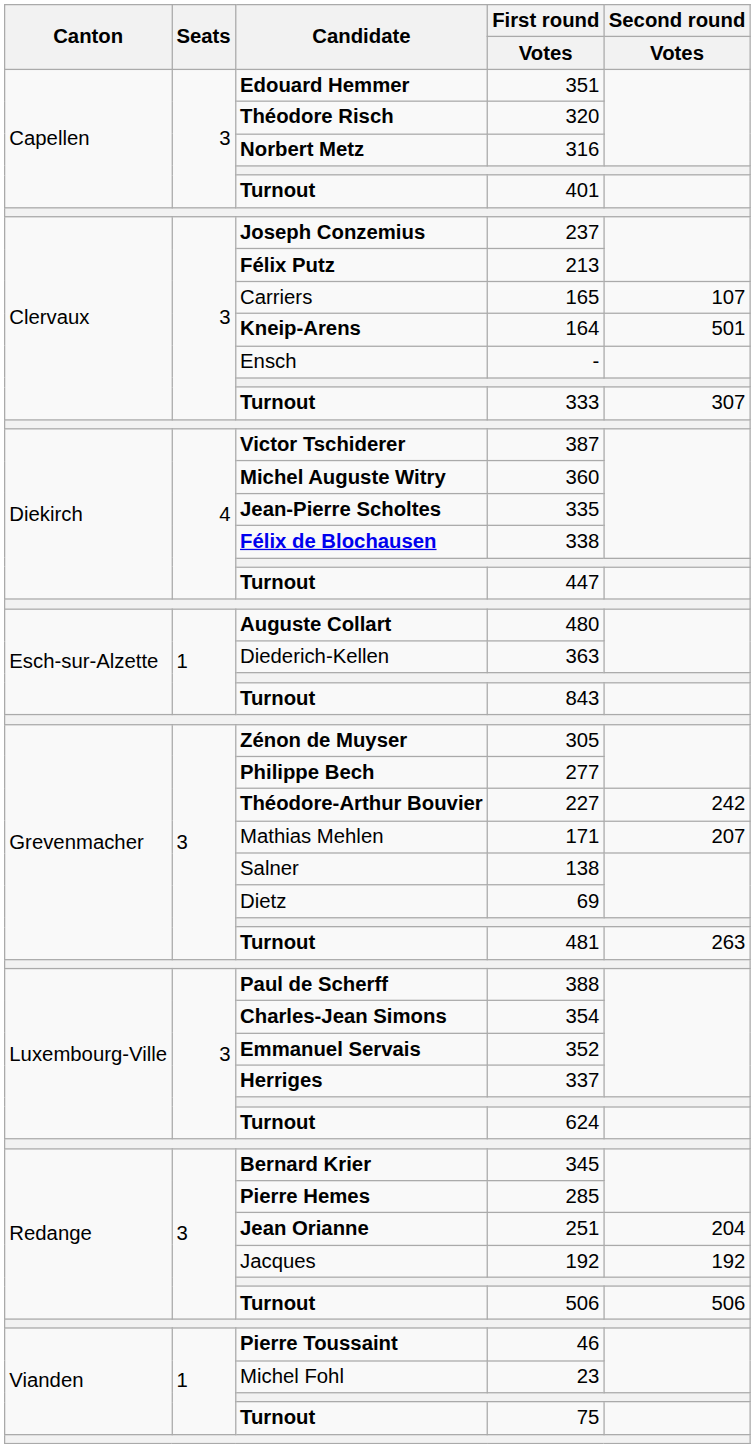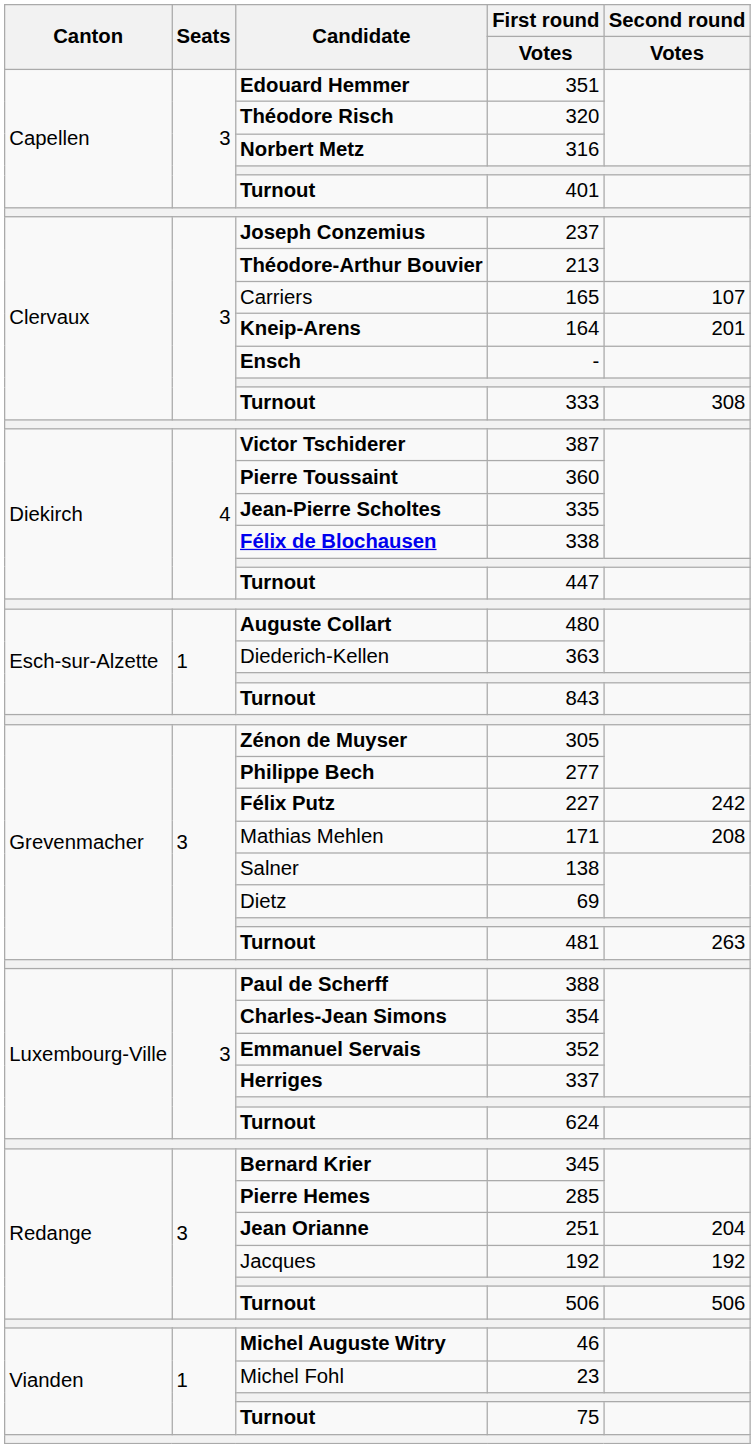(287, 264) Félix Putz -> (361, 264) Théodore-Arthur Bouvier
(728, 329) 501 -> (728, 329) 201
(268, 361) normal -> (271, 361) bold
(728, 403) 307 -> (728, 403) 308
(343, 477) Michel Auguste Witry -> (319, 477) Pierre Toussaint
(361, 804) Théodore-Arthur Bouvier -> (287, 804) Félix Putz
(728, 836) 207 -> (728, 836) 208
(319, 1344) Pierre Toussaint -> (343, 1344) Michel Auguste Witry
